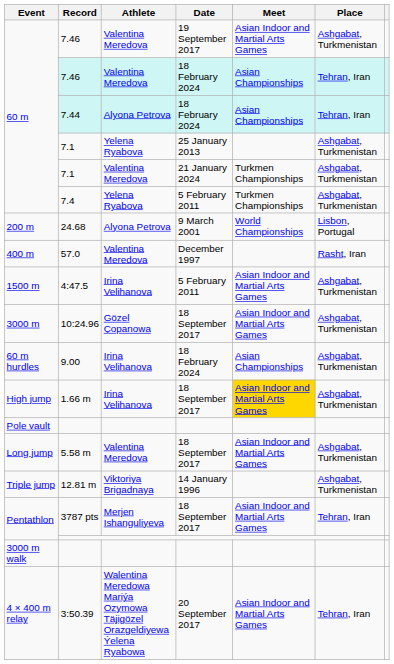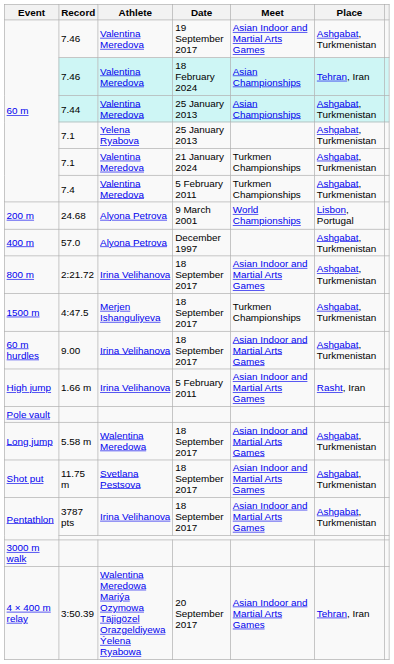(137, 115) Alyona Petrova -> (122, 109) Valentina Meredova
(198, 115) 18 February 2024 -> (200, 109) 25 January 2013
(344, 115) Tehran, Iran -> (347, 109) Ashgabat, Turkmenistan
(123, 200) Yelena Ryabova -> (122, 189) Valentina Meredova
(126, 253) Valentina Meredova -> (134, 242) Alyona Petrova
(342, 253) Rasht, Iran -> (347, 242) Ashgabat, Turkmenistan
+ row: (20, 275)
(128, 286) Irina Velihanova -> (130, 312) Merjen Ishanguliyeva
(202, 286) 5 February 2011 -> (199, 312) 18 September 2017
(272, 286) Asian Indoor and Martial Arts Games -> (267, 312) Turkmen Championships
- row: (23, 323)
(198, 361) 18 February 2024 -> (199, 350) 18 September 2017
(269, 361) Asian Championships -> (270, 350) Asian Indoor and Martial Arts Games
(202, 399) 18 September 2017 -> (199, 388) 5 February 2011
(272, 399) gold background -> (270, 388) no background
(347, 399) Ashgabat, Turkmenistan -> (341, 388) Rasht, Iran
(126, 452) Valentina Meredova -> (123, 441) Walentina Meredowa
- row: (31, 485)
+ row: (25, 479)
(134, 517) Merjen Ishanguliyeva -> (135, 517) Irina Velihanova
(344, 517) Tehran, Iran -> (347, 517) Ashgabat, Turkmenistan
